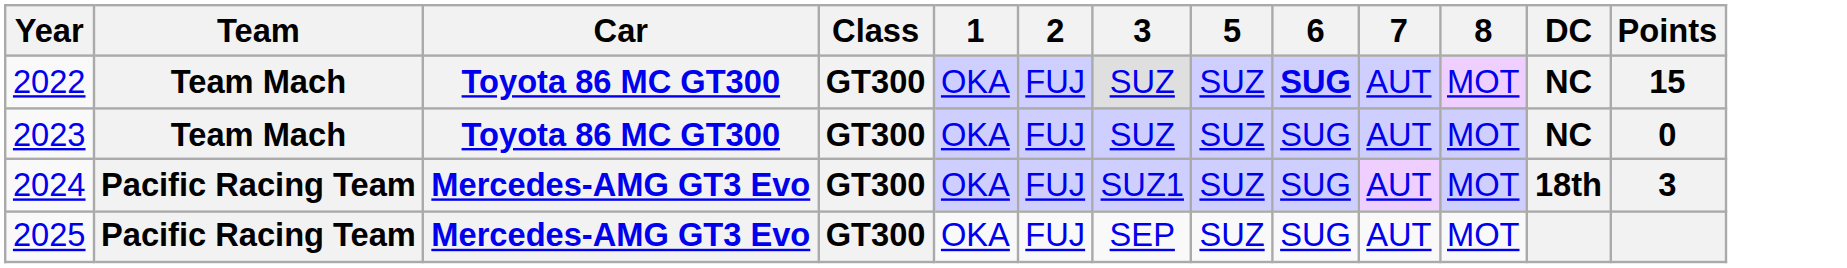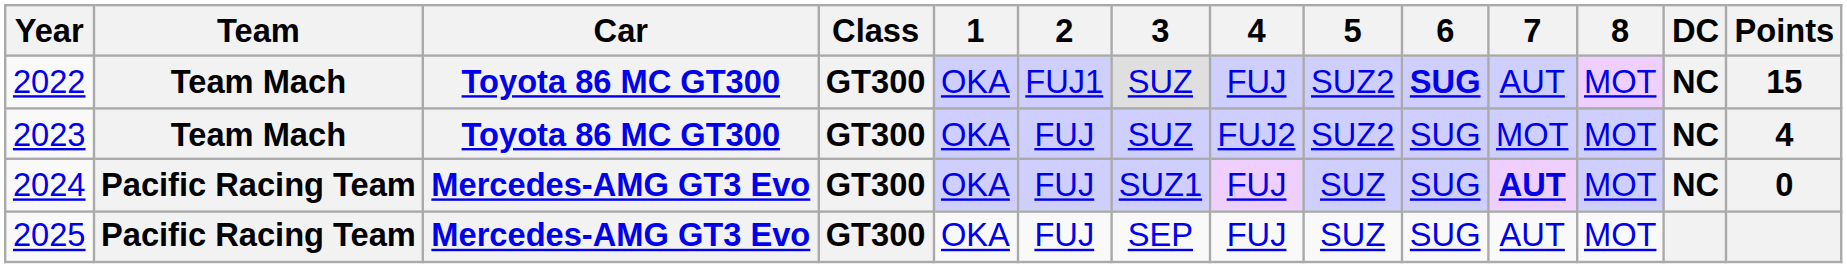+ column: (1257, 31)
(1055, 82) FUJ -> (1064, 82) FUJ1
(1232, 82) SUZ -> (1353, 82) SUZ2
(1232, 133) SUZ -> (1353, 133) SUZ2
(1399, 133) AUT -> (1532, 133) MOT
(1667, 133) 0 -> (1784, 133) 4
(1399, 185) normal -> (1532, 185) bold
(1568, 185) 18th -> (1695, 185) NC
(1667, 185) 3 -> (1784, 185) 0
